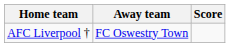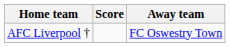columns swapped: (208, 14) <-> (142, 14)
